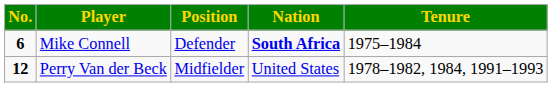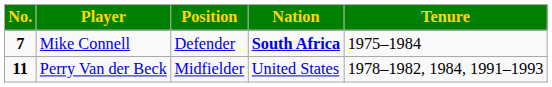(20, 43) 6 -> (20, 43) 7
(20, 69) 12 -> (20, 69) 11
